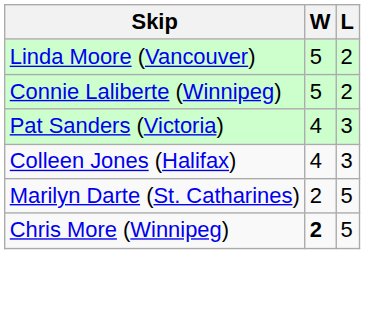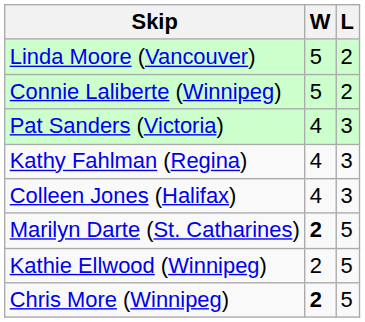+ row: (129, 160)
(316, 195) normal -> (316, 230) bold
+ row: (138, 265)
